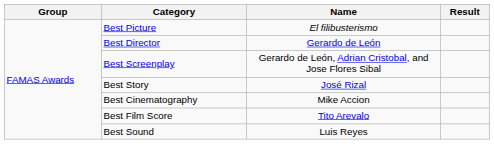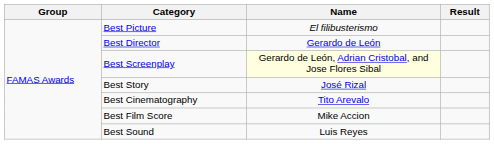(344, 64) no background -> (344, 64) lightyellow background
(344, 100) Mike Accion -> (344, 100) Tito Arevalo
(344, 116) Tito Arevalo -> (344, 116) Mike Accion
